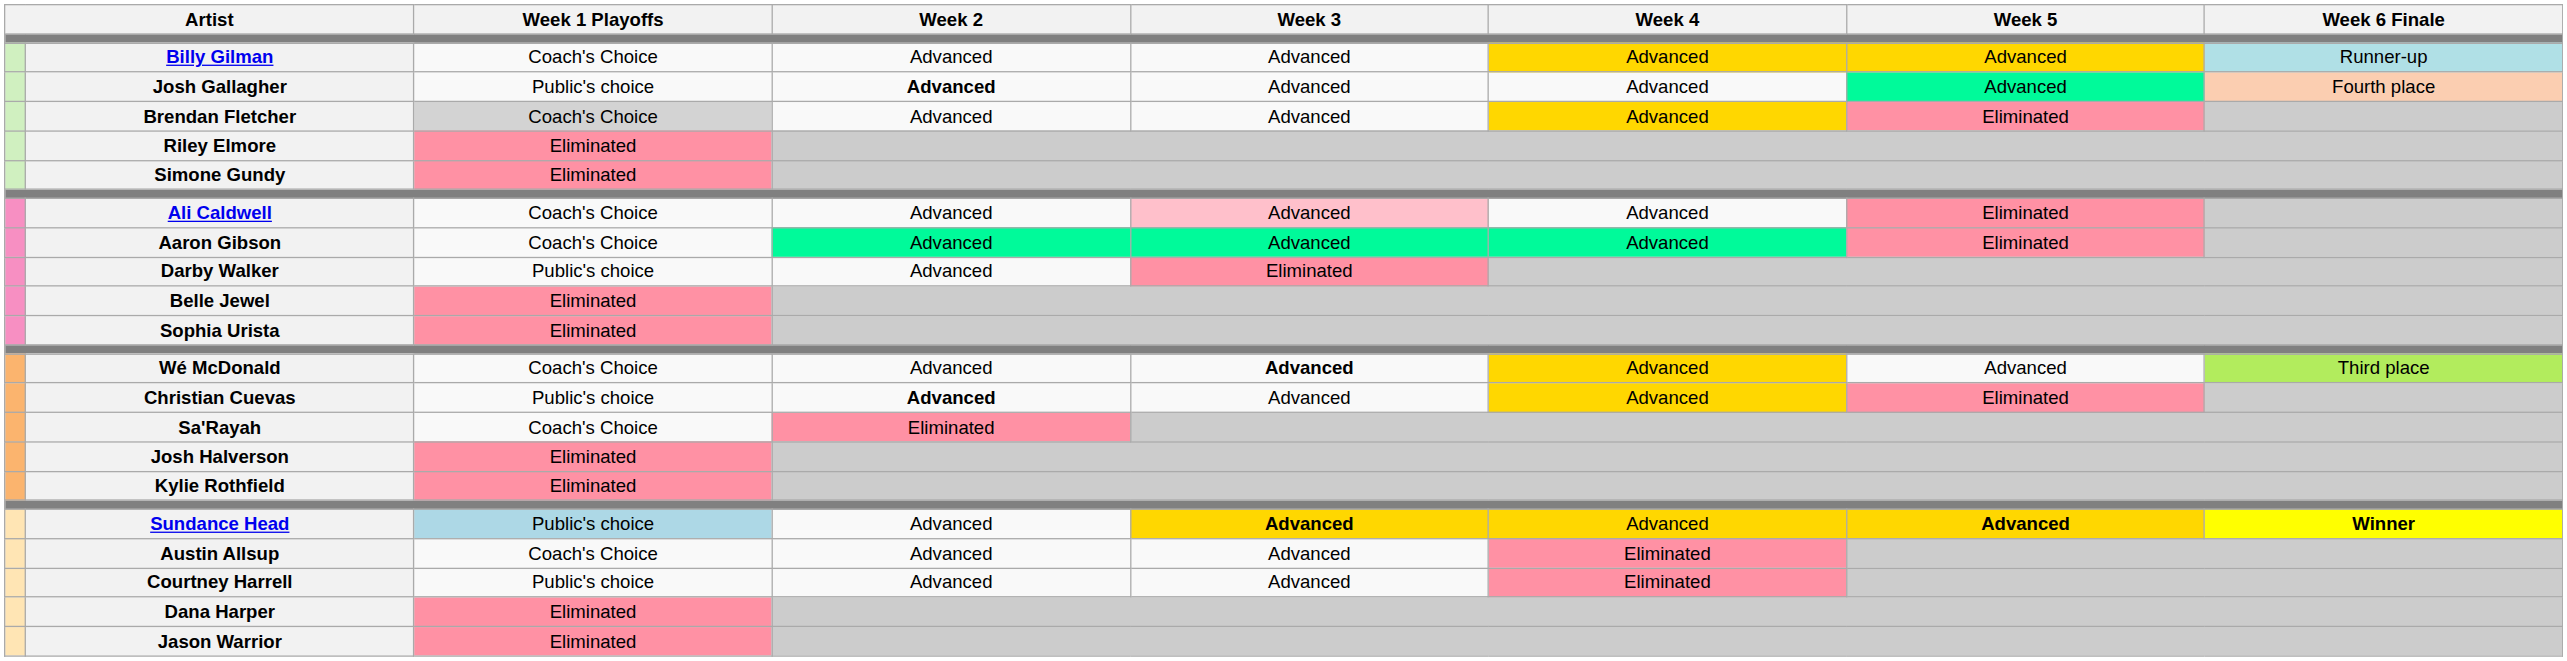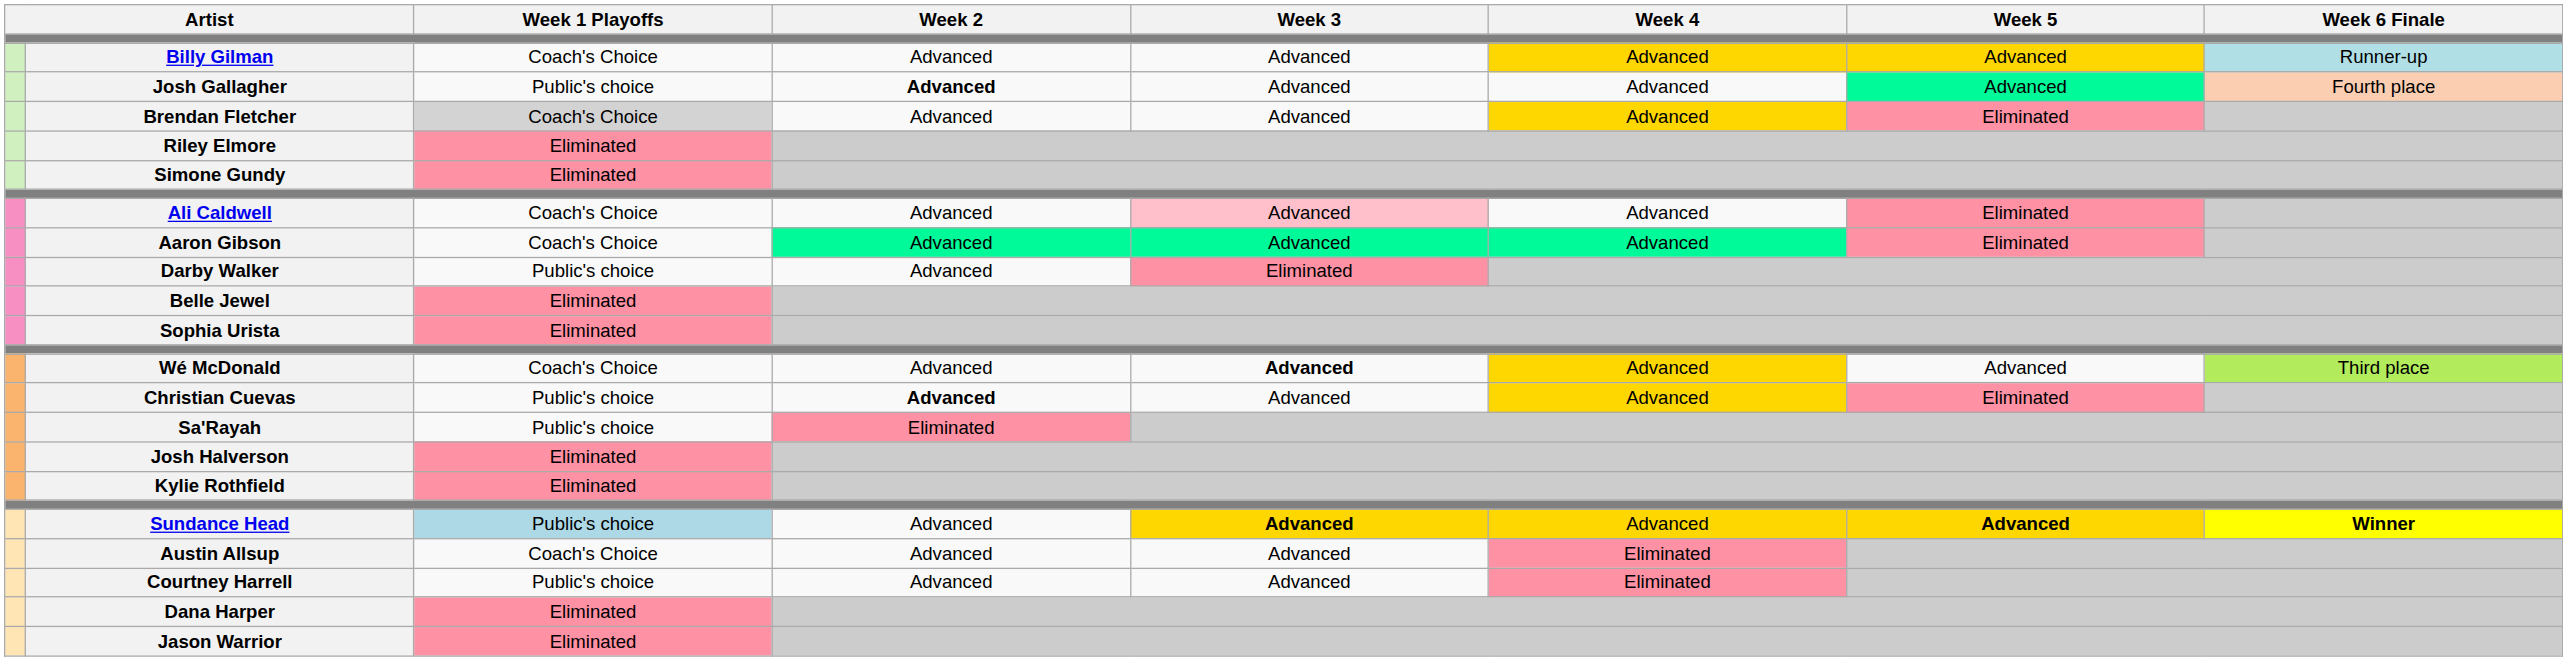(593, 427) Coach's Choice -> (593, 427) Public's choice
